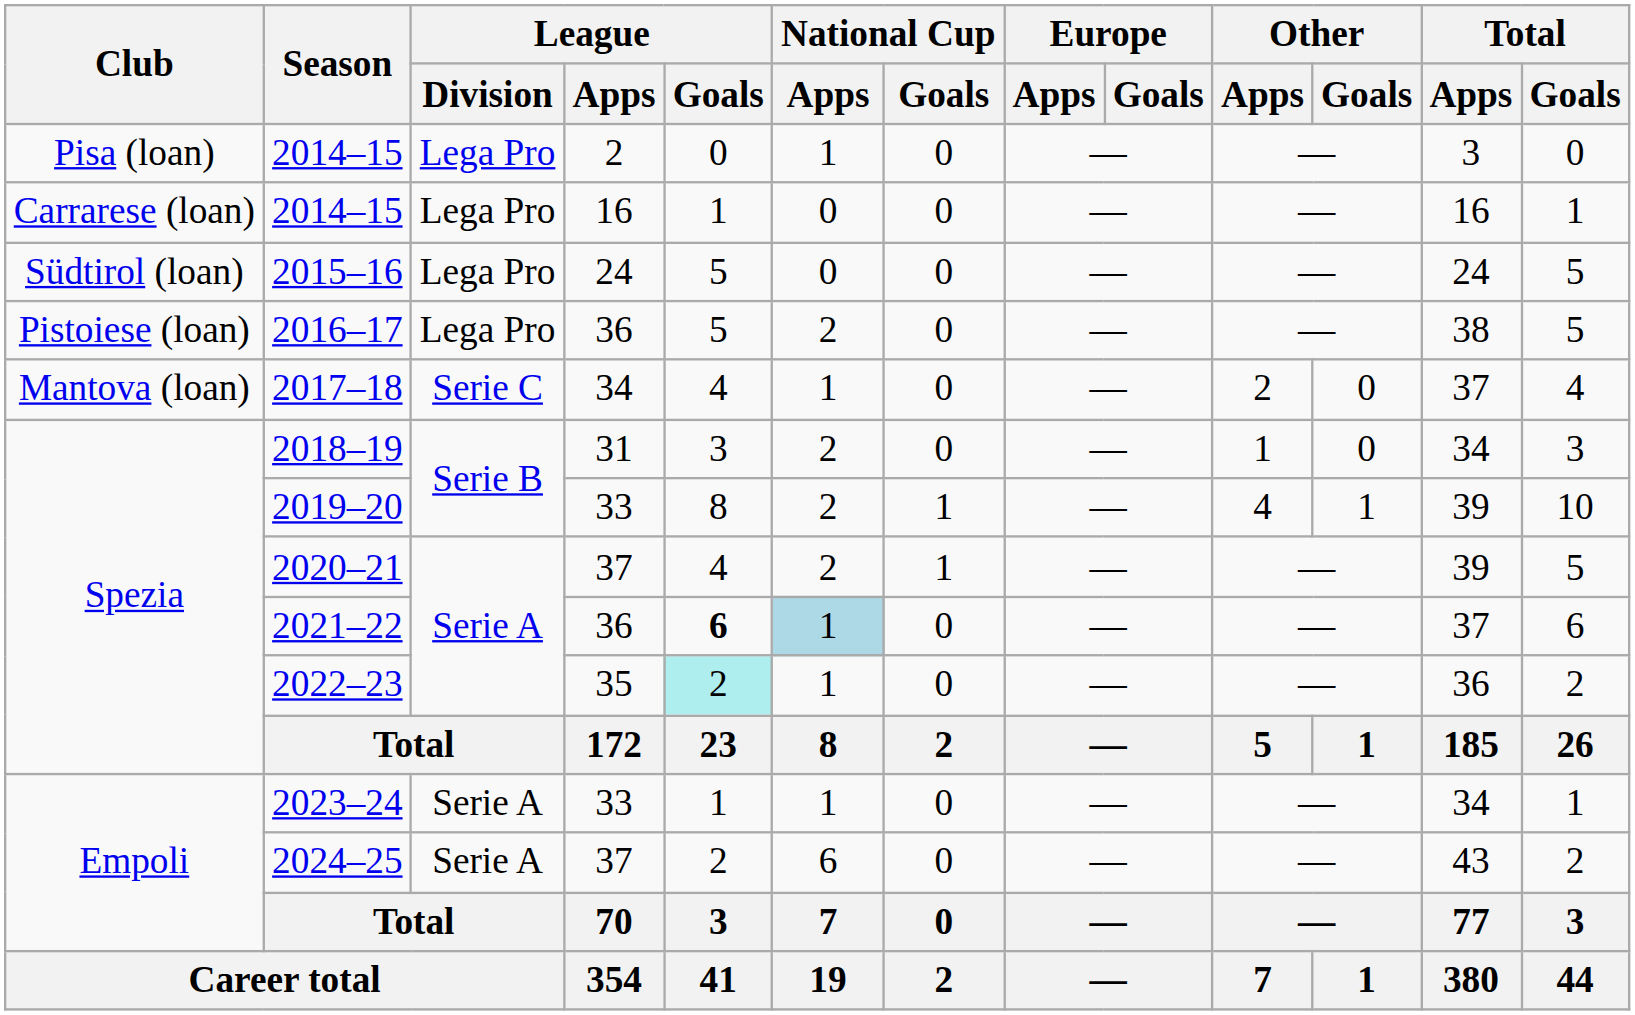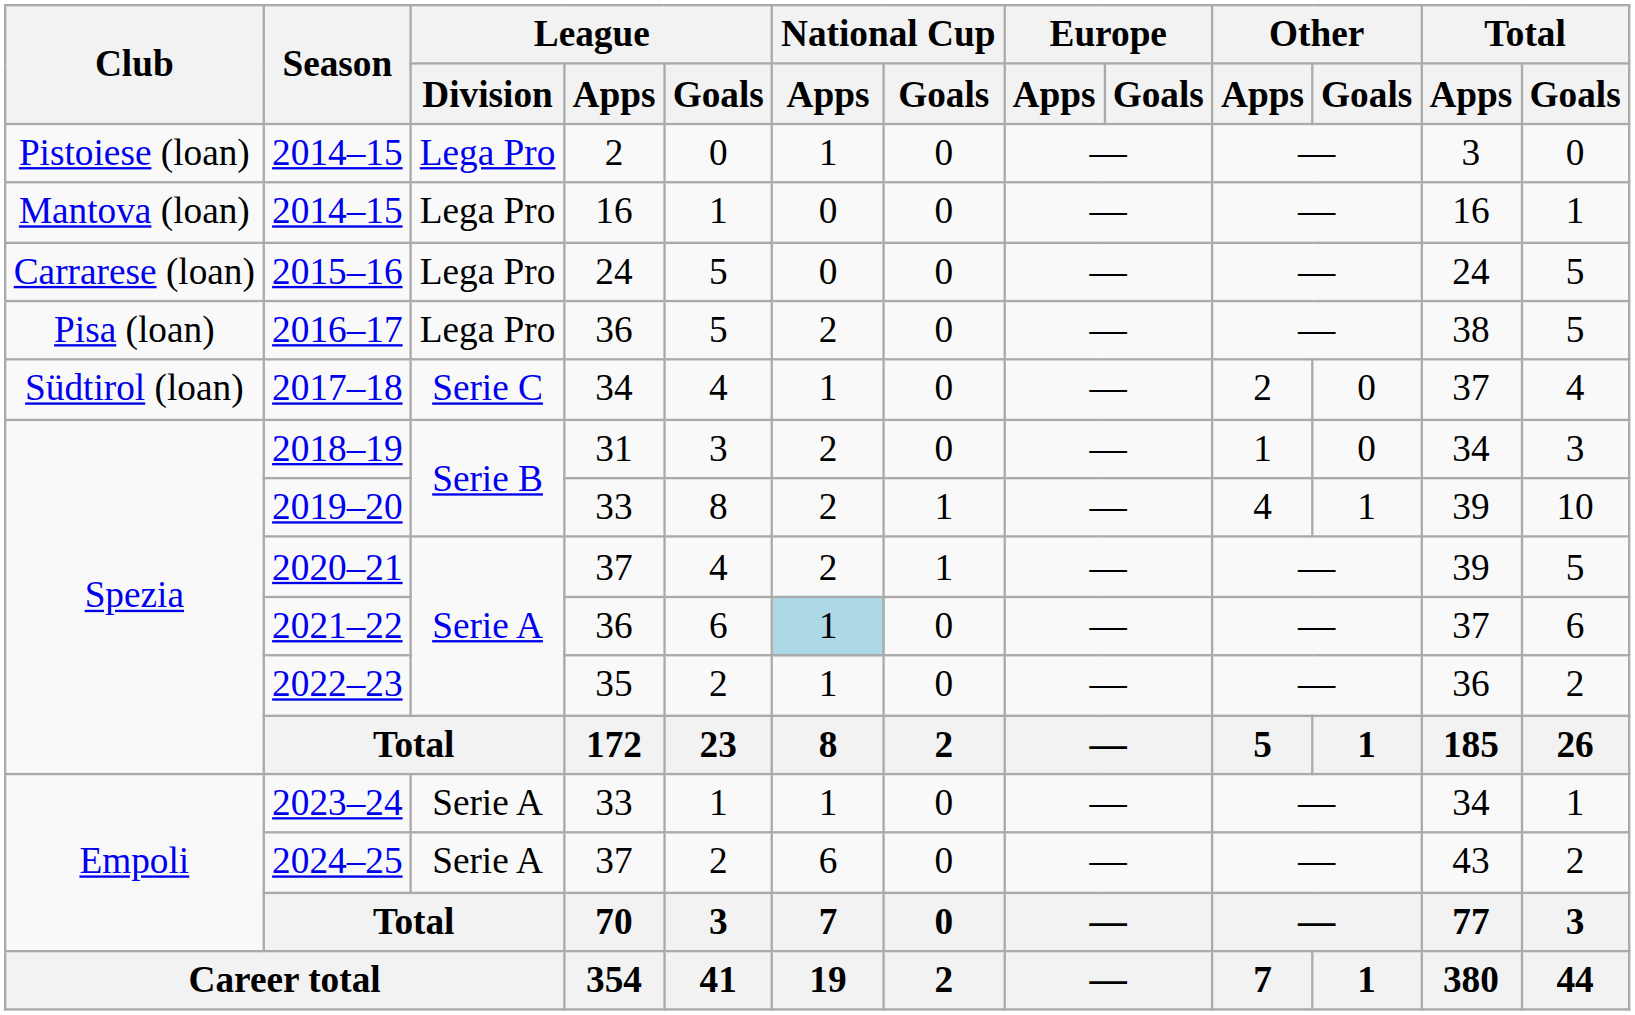(134, 152) Pisa (loan) -> (134, 152) Pistoiese (loan)
(134, 211) Carrarese (loan) -> (134, 211) Mantova (loan)
(134, 270) Südtirol (loan) -> (134, 270) Carrarese (loan)
(134, 329) Pistoiese (loan) -> (134, 329) Pisa (loan)
(134, 388) Mantova (loan) -> (134, 388) Südtirol (loan)
(718, 625) bold -> (718, 625) normal
(718, 684) paleturquoise background -> (718, 684) no background
